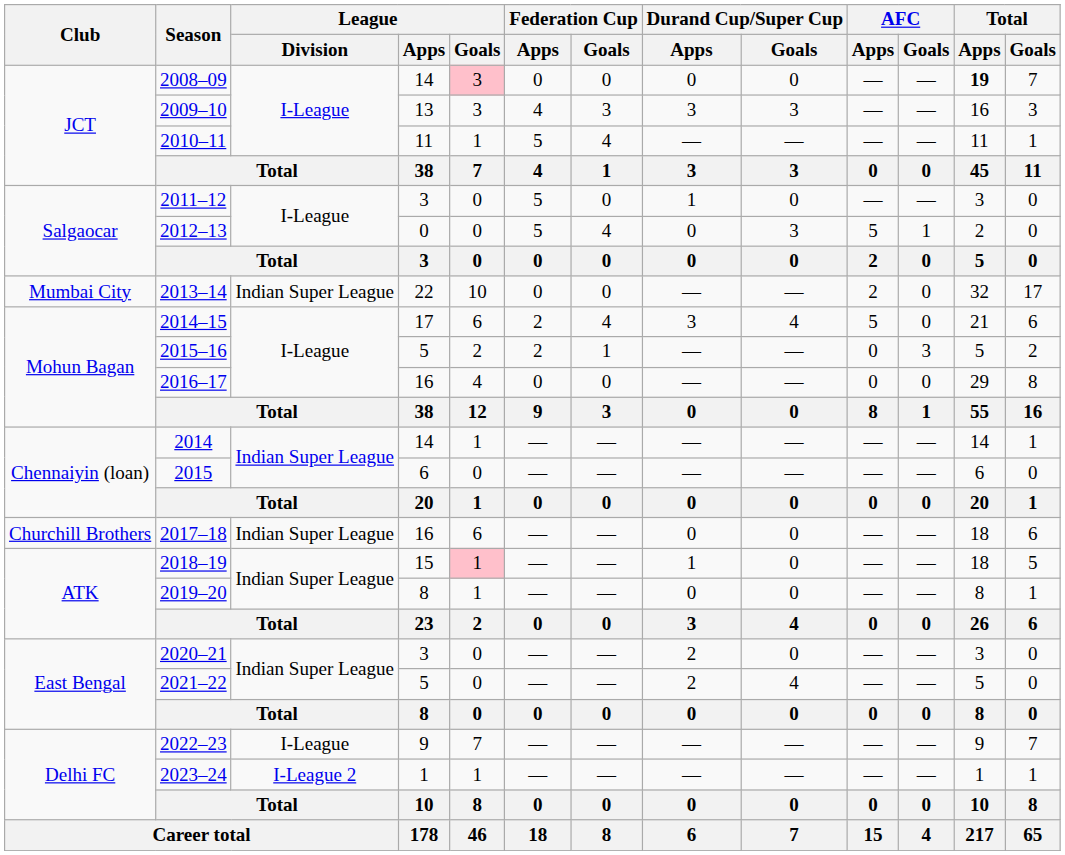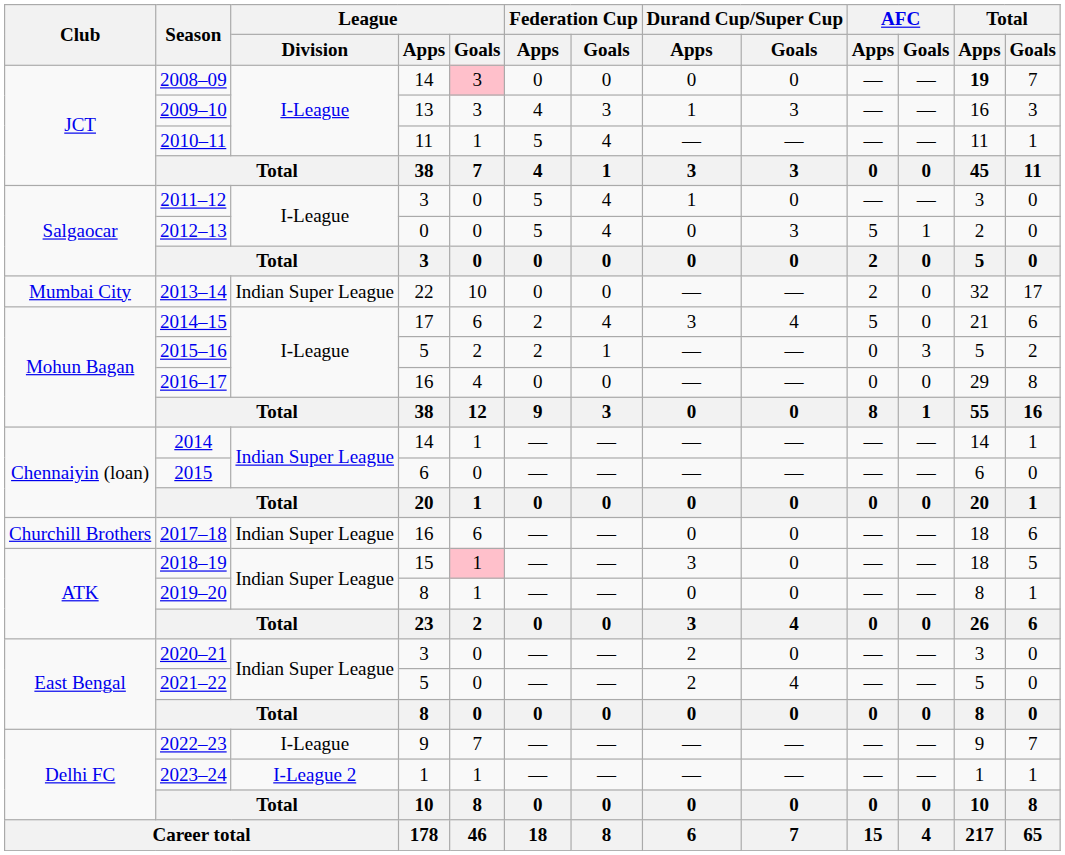(691, 110) 3 -> (691, 110) 1
(606, 200) 0 -> (606, 200) 4
(691, 563) 1 -> (691, 563) 3
